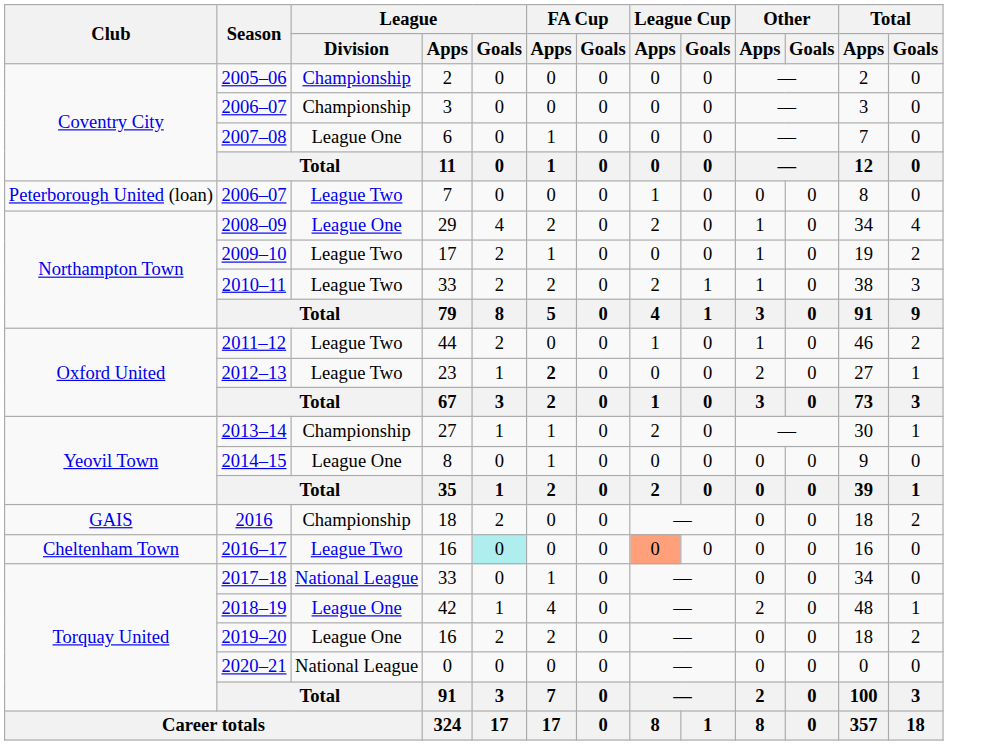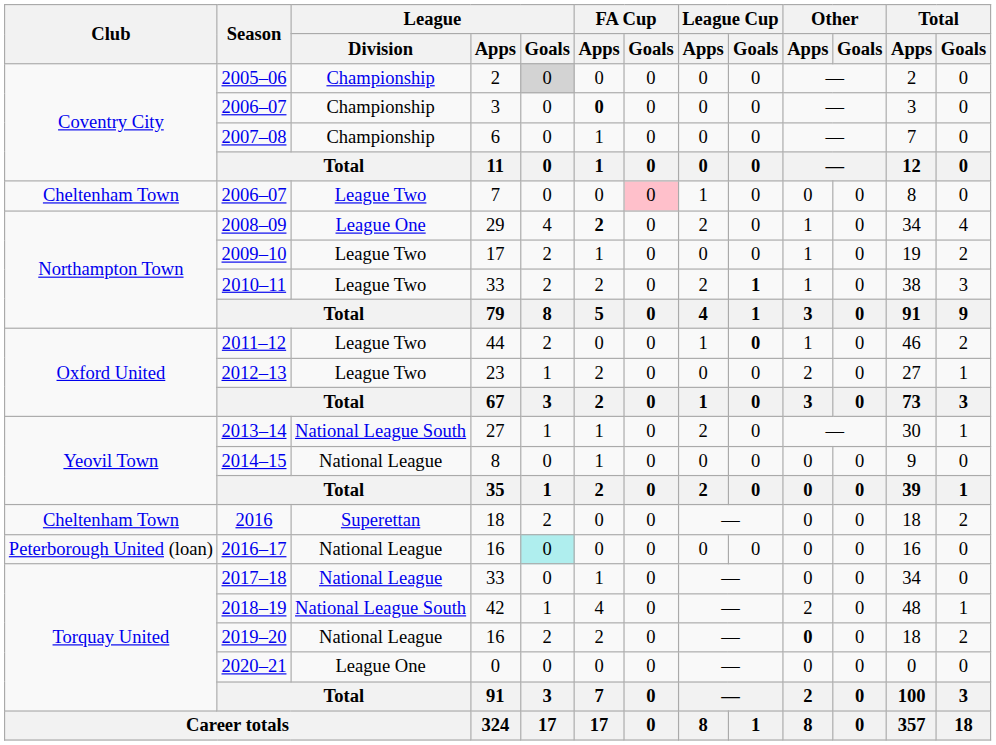(499, 78) no background -> (547, 78) lightgrey background
(551, 107) normal -> (599, 107) bold
(357, 136) League One -> (381, 136) Championship
(111, 195) Peterborough United (loan) -> (111, 195) Cheltenham Town
(603, 195) no background -> (651, 195) pink background
(551, 225) normal -> (599, 225) bold
(708, 284) normal -> (756, 284) bold
(708, 343) normal -> (756, 343) bold
(551, 372) bold -> (599, 372) normal
(357, 431) Championship -> (381, 431) National League South
(357, 460) League One -> (381, 460) National League
(111, 519) GAIS -> (111, 519) Cheltenham Town
(357, 519) Championship -> (381, 519) Superettan
(111, 549) Cheltenham Town -> (111, 549) Peterborough United (loan)
(357, 549) League Two -> (381, 549) National League
(655, 549) lightsalmon background -> (703, 549) no background
(357, 607) League One -> (381, 607) National League South
(357, 637) League One -> (381, 637) National League
(760, 637) normal -> (808, 637) bold
(357, 666) National League -> (381, 666) League One
